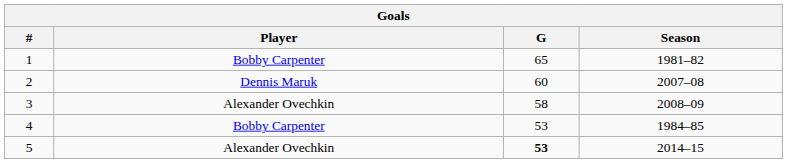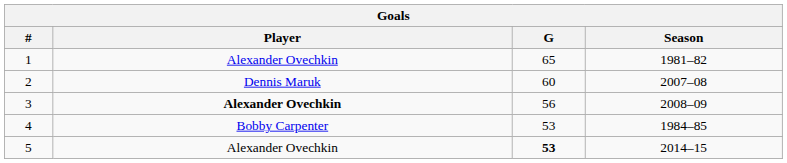(279, 59) Bobby Carpenter -> (282, 59) Alexander Ovechkin
(279, 103) normal -> (282, 103) bold
(541, 103) 58 -> (549, 103) 56
